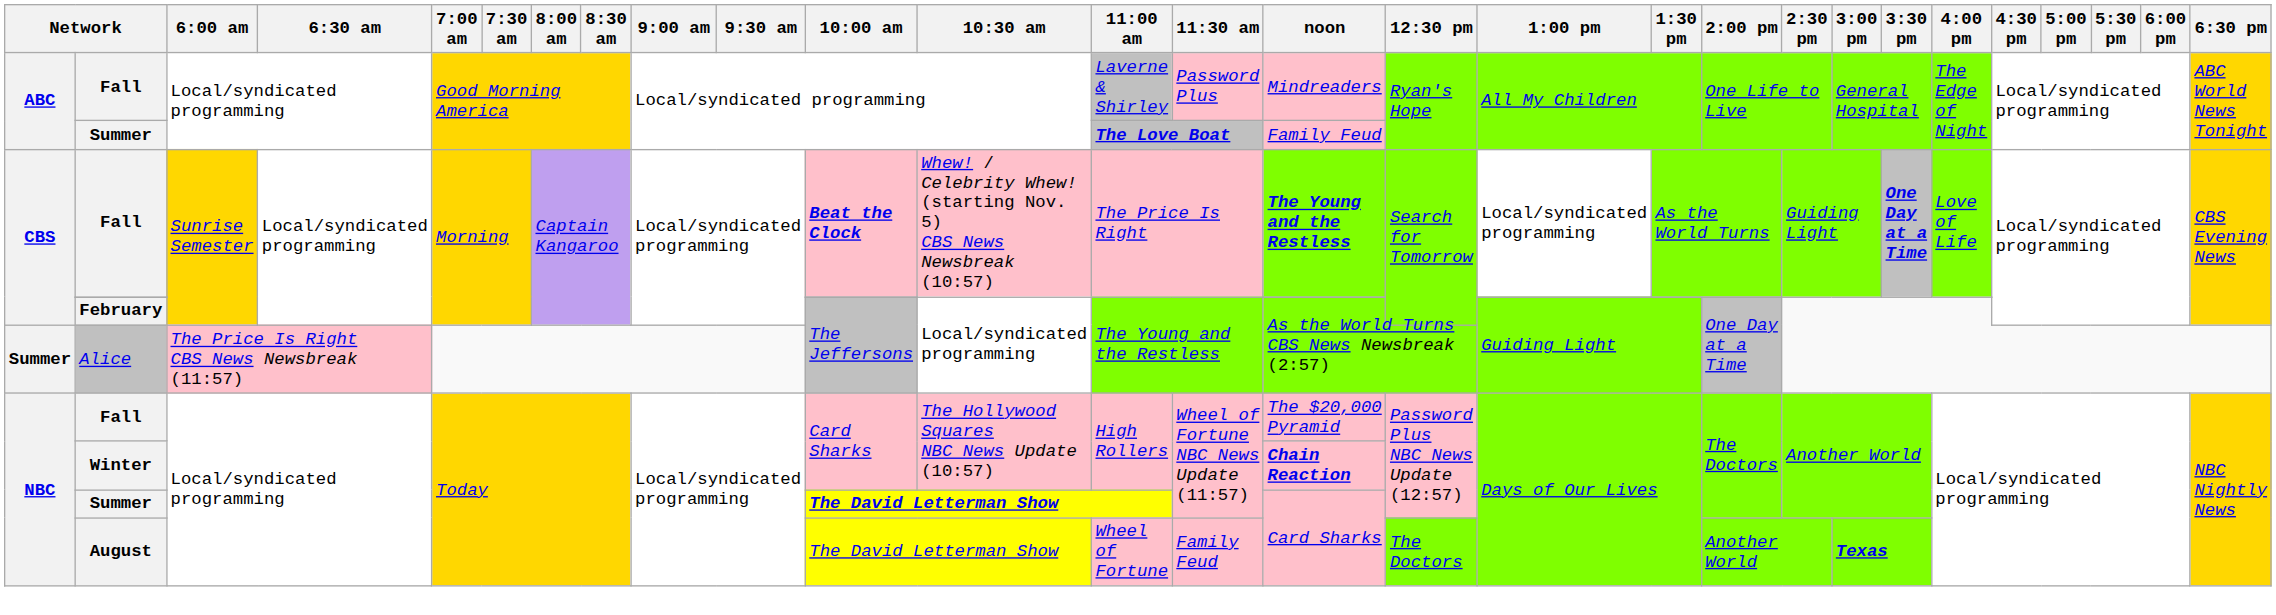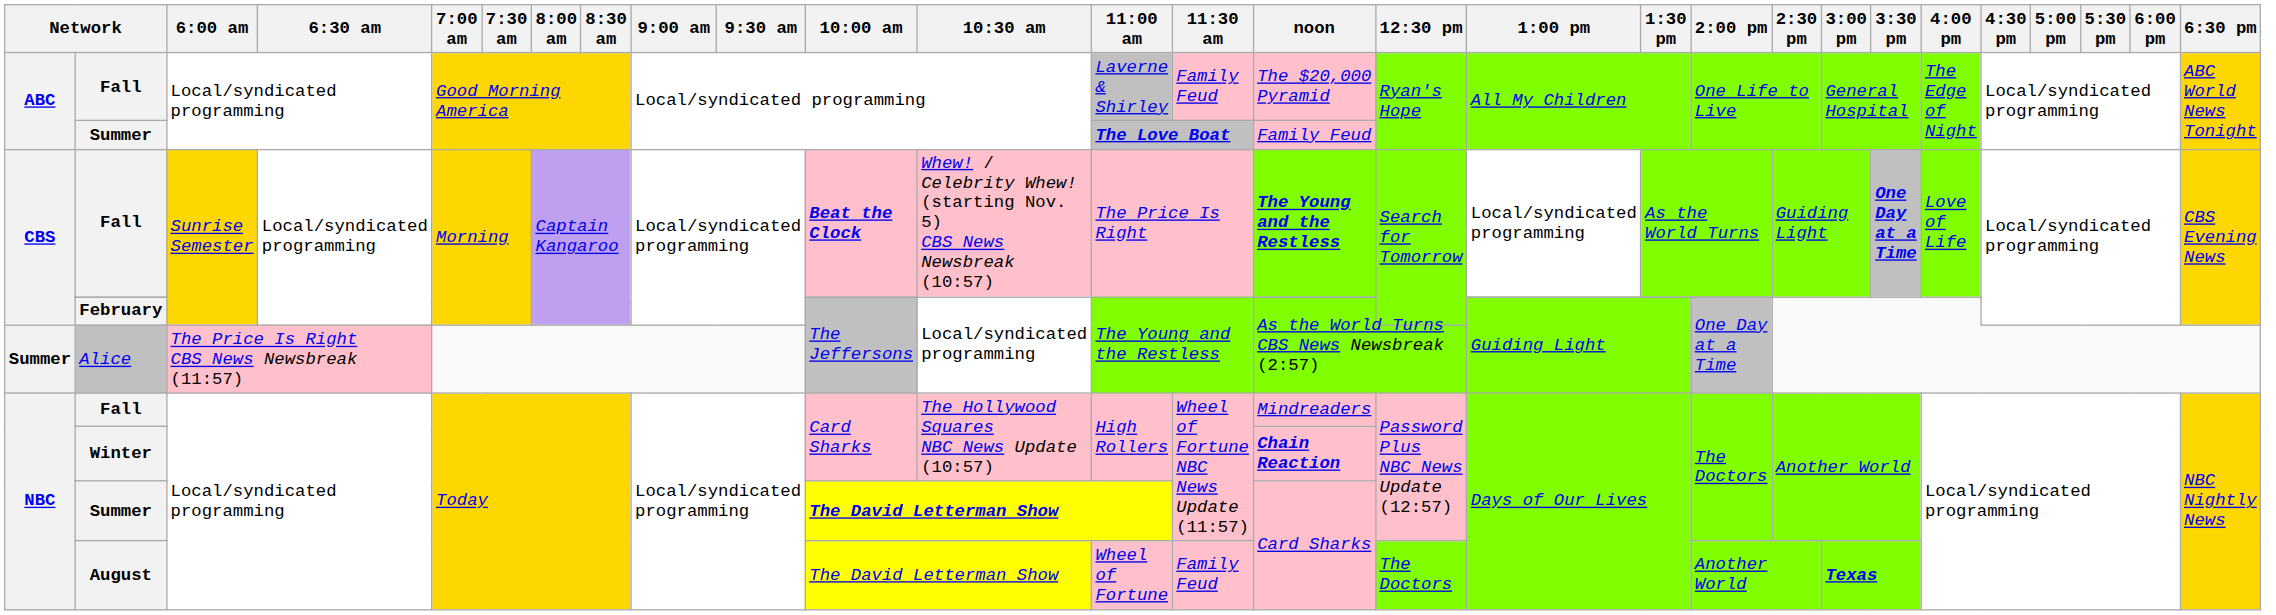(1218, 87) Password Plus -> (1207, 87) Family Feud
(1325, 87) Mindreaders -> (1314, 87) The $20,000 Pyramid
(1325, 417) The $20,000 Pyramid -> (1314, 409) Mindreaders
